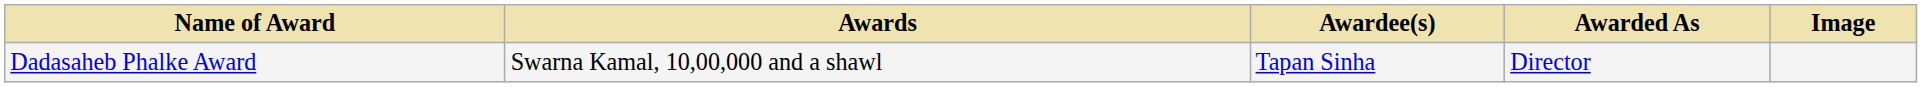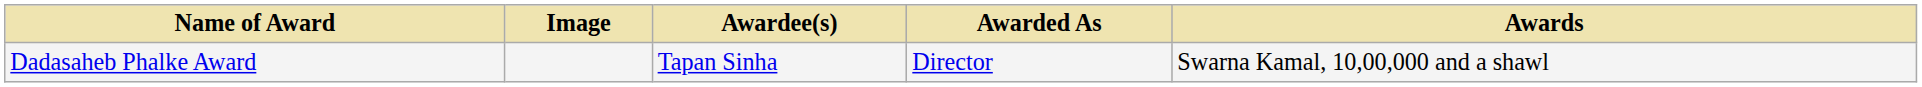columns swapped: (1843, 23) <-> (878, 23)
